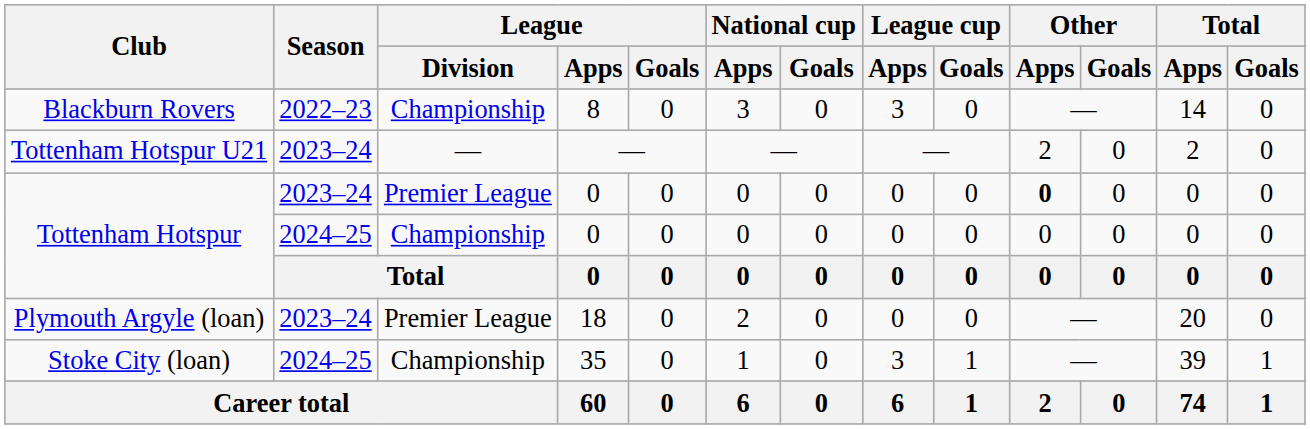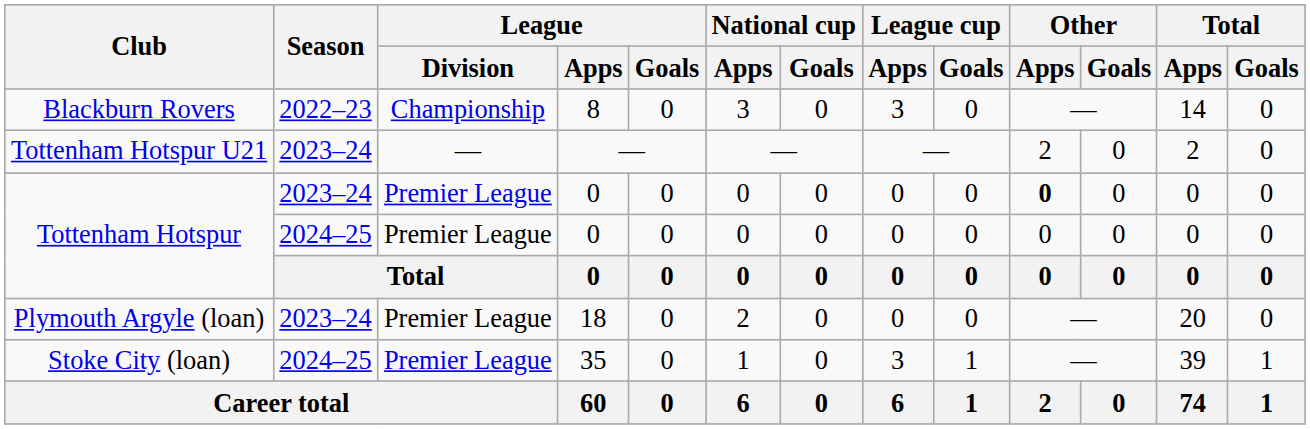(468, 234) Championship -> (468, 234) Premier League
(468, 360) Championship -> (468, 360) Premier League
